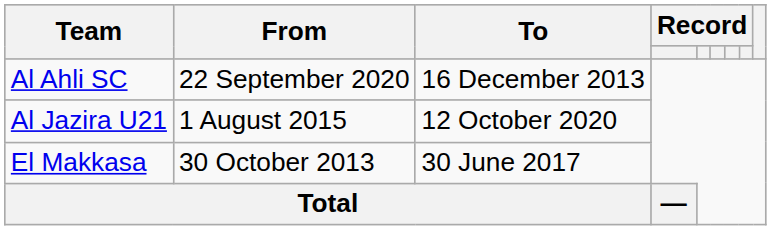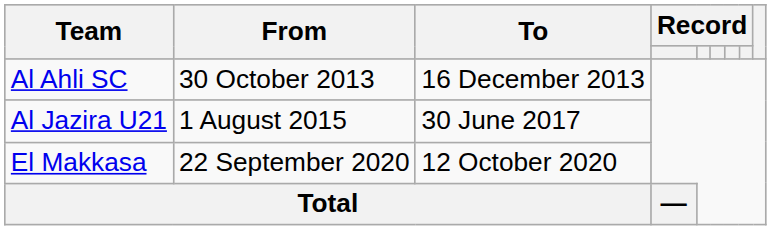(294, 79) 22 September 2020 -> (277, 79) 30 October 2013
(519, 120) 12 October 2020 -> (501, 120) 30 June 2017
(277, 162) 30 October 2013 -> (294, 162) 22 September 2020
(501, 162) 30 June 2017 -> (519, 162) 12 October 2020
